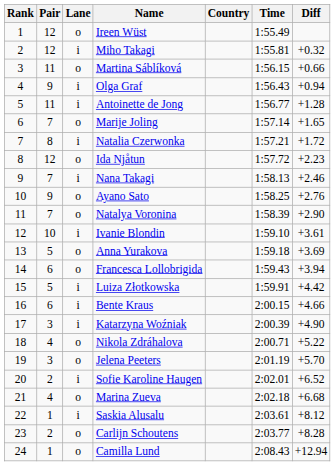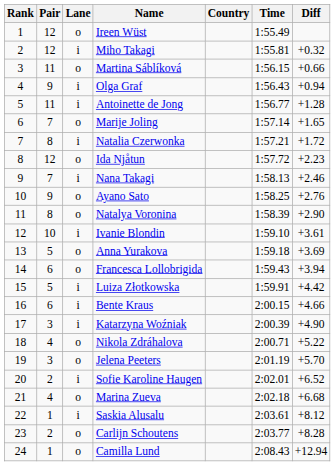(50, 214) 7 -> (50, 214) 8
